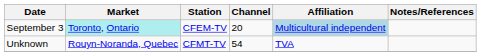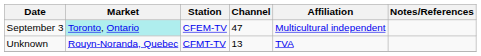(237, 28) 20 -> (237, 28) 47
(330, 28) lightblue background -> (330, 28) no background
(237, 43) 54 -> (237, 43) 13
